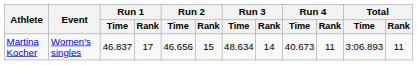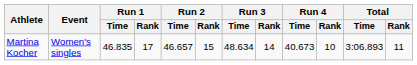(117, 47) 46.837 -> (117, 47) 46.835
(178, 47) 46.656 -> (178, 47) 46.657
(330, 47) 11 -> (330, 47) 10
